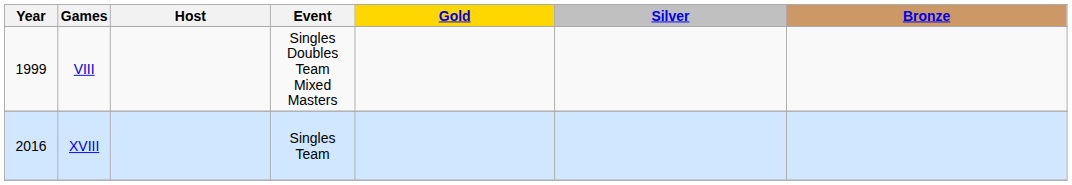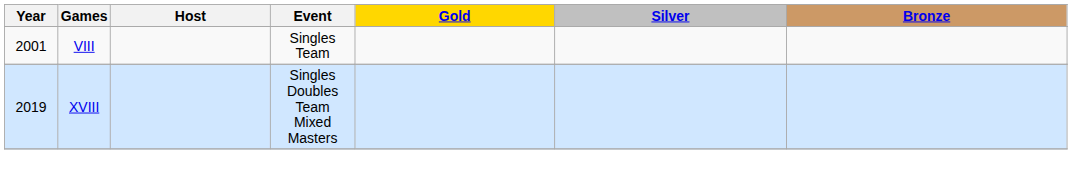(31, 69) 1999 -> (31, 46) 2001
(313, 69) Singles Doubles Team Mixed Masters -> (313, 46) Singles Team
(31, 146) 2016 -> (31, 107) 2019
(313, 146) Singles Team -> (313, 107) Singles Doubles Team Mixed Masters
